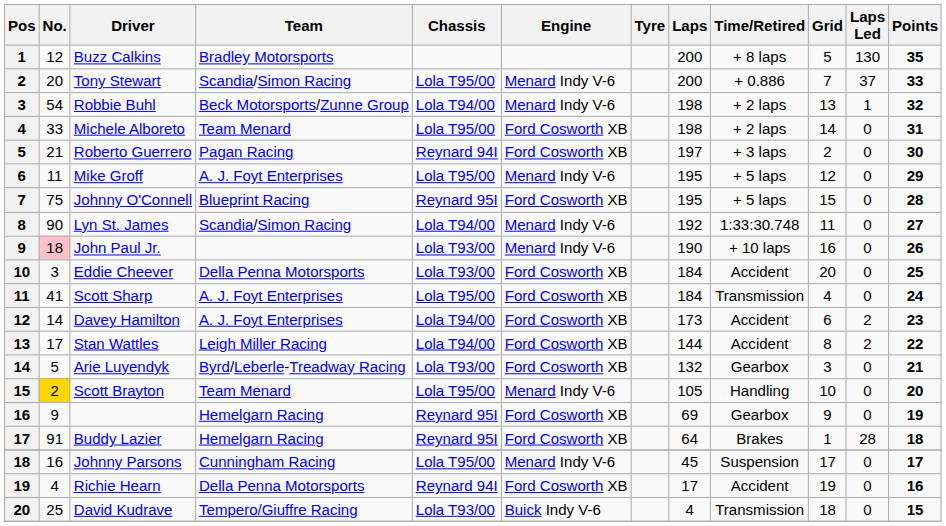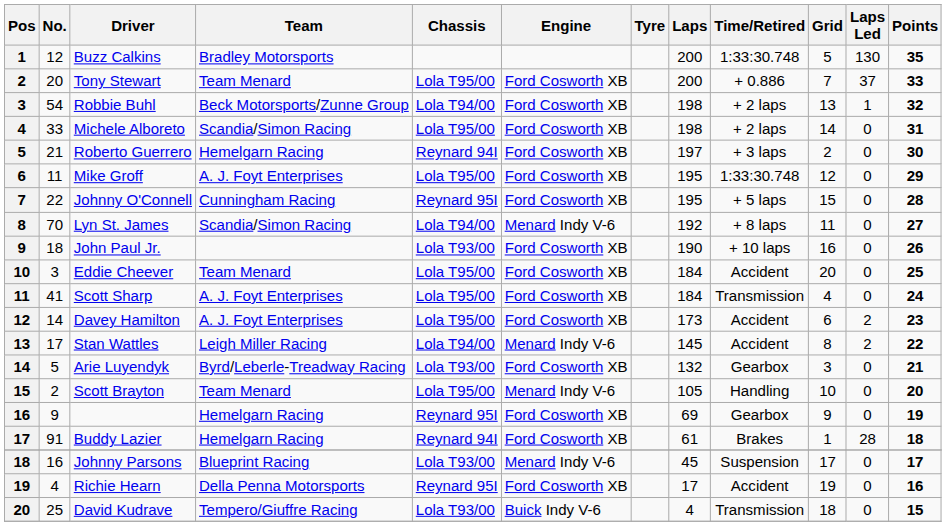(760, 57) + 8 laps -> (760, 57) 1:33:30.748
(275, 81) Scandia/Simon Racing -> (245, 81) Team Menard
(560, 81) Menard Indy V-6 -> (566, 81) Ford Cosworth XB
(560, 105) Menard Indy V-6 -> (566, 105) Ford Cosworth XB
(245, 129) Team Menard -> (275, 129) Scandia/Simon Racing
(246, 153) Pagan Racing -> (261, 153) Hemelgarn Racing
(560, 176) Menard Indy V-6 -> (566, 176) Ford Cosworth XB
(760, 176) + 5 laps -> (760, 176) 1:33:30.748
(55, 200) 75 -> (55, 200) 22
(254, 200) Blueprint Racing -> (267, 200) Cunningham Racing
(55, 224) 90 -> (55, 224) 70
(760, 224) 1:33:30.748 -> (760, 224) + 8 laps
(55, 248) pink background -> (55, 248) no background
(560, 248) Menard Indy V-6 -> (566, 248) Ford Cosworth XB
(282, 272) Della Penna Motorsports -> (245, 272) Team Menard
(455, 272) Lola T93/00 -> (455, 272) Lola T95/00
(455, 319) Lola T94/00 -> (455, 319) Lola T95/00
(566, 343) Ford Cosworth XB -> (560, 343) Menard Indy V-6
(690, 343) 144 -> (690, 343) 145
(55, 391) gold background -> (55, 391) no background
(457, 438) Reynard 95I -> (457, 438) Reynard 94I
(690, 438) 64 -> (690, 438) 61
(267, 462) Cunningham Racing -> (254, 462) Blueprint Racing
(455, 462) Lola T95/00 -> (455, 462) Lola T93/00
(457, 486) Reynard 94I -> (457, 486) Reynard 95I
